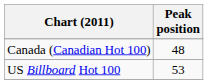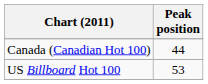(178, 49) 48 -> (178, 49) 44
